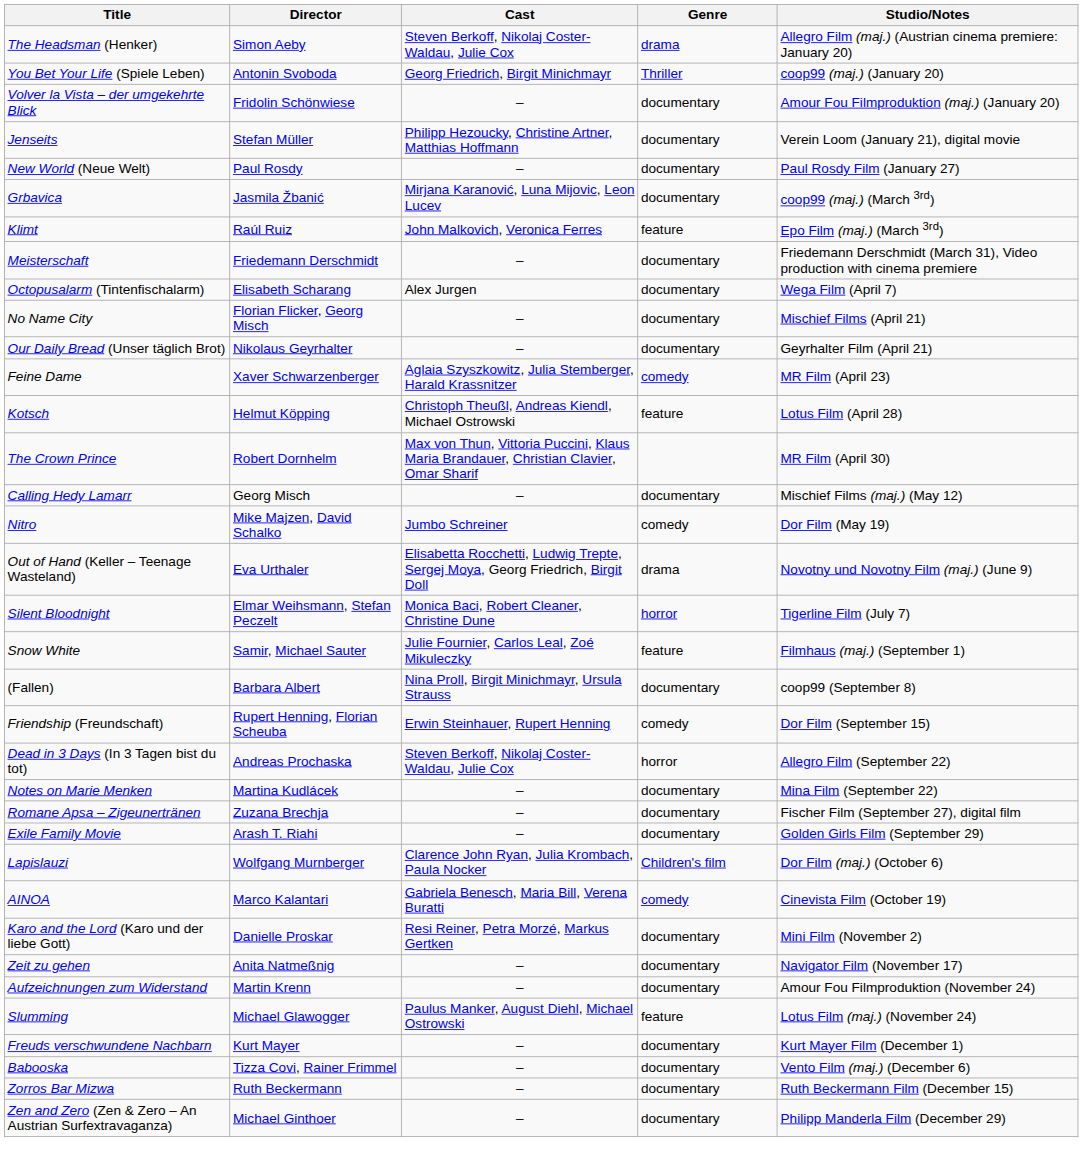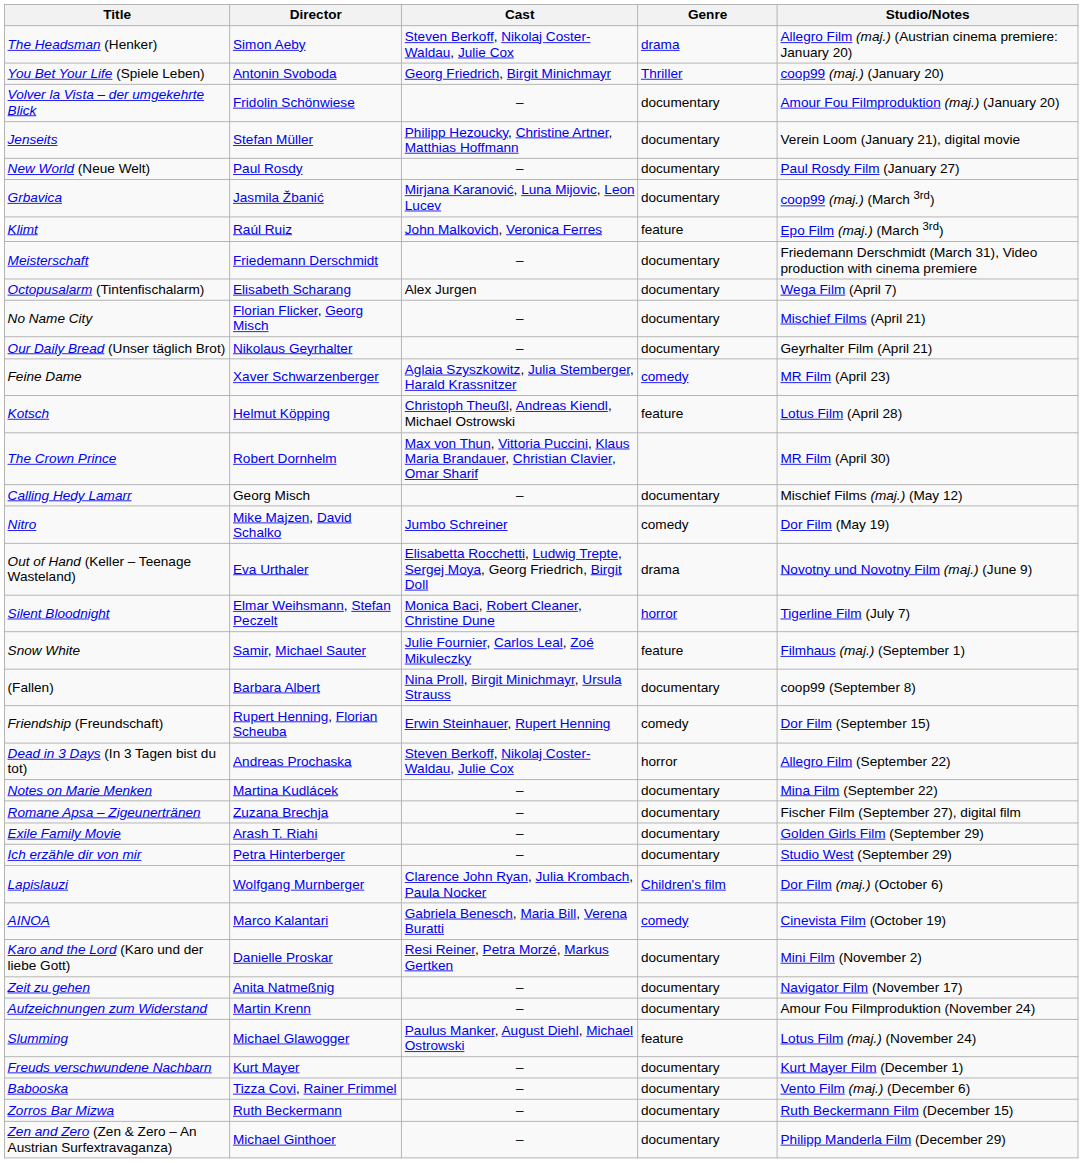+ row: (74, 855)
